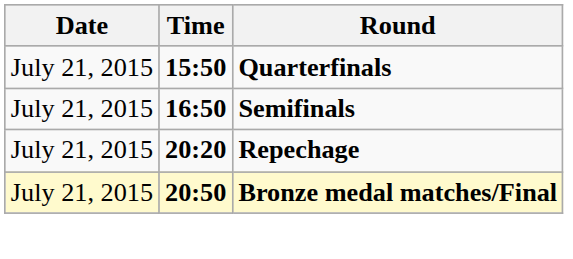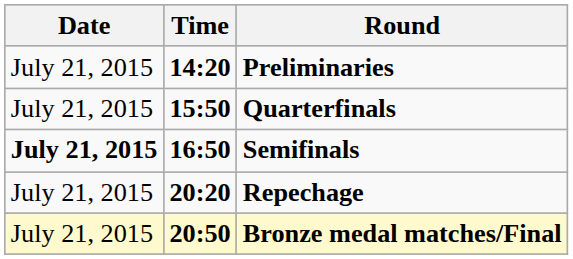+ row: (318, 66)
(82, 108) normal -> (84, 150) bold
